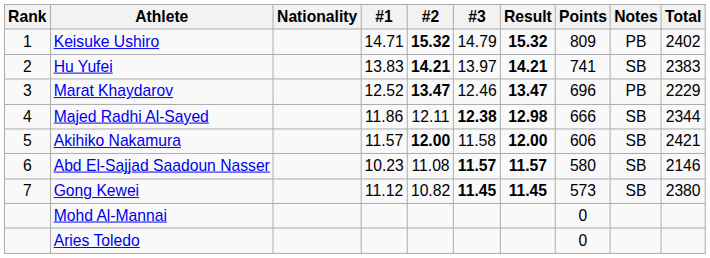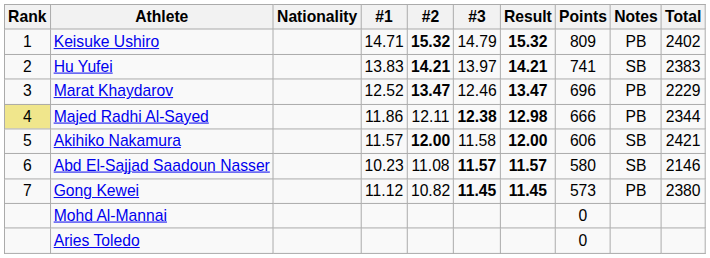(27, 116) no background -> (27, 116) khaki background
(636, 116) SB -> (636, 116) PB
(636, 191) SB -> (636, 191) PB
